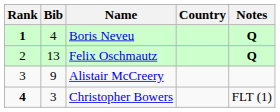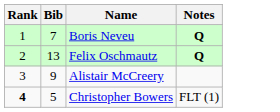- column: (202, 14)
(23, 35) bold -> (23, 35) normal
(53, 35) 4 -> (53, 35) 7
(53, 96) 3 -> (53, 96) 5
